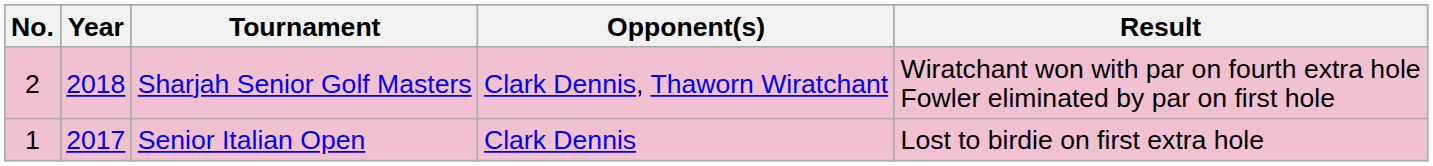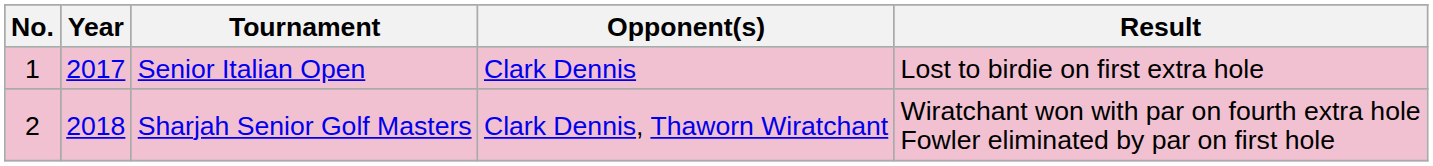rows swapped: (252, 140) <-> (305, 83)
